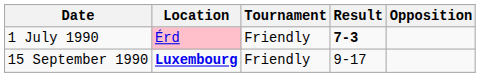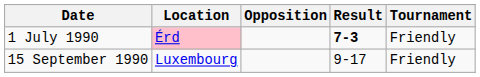columns swapped: (431, 16) <-> (286, 16)
(196, 61) bold -> (196, 61) normal
